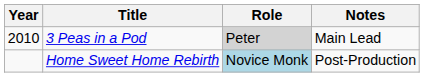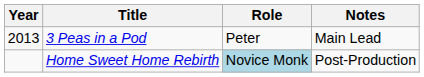(24, 38) 2010 -> (24, 38) 2013
(243, 38) lightgrey background -> (243, 38) no background
